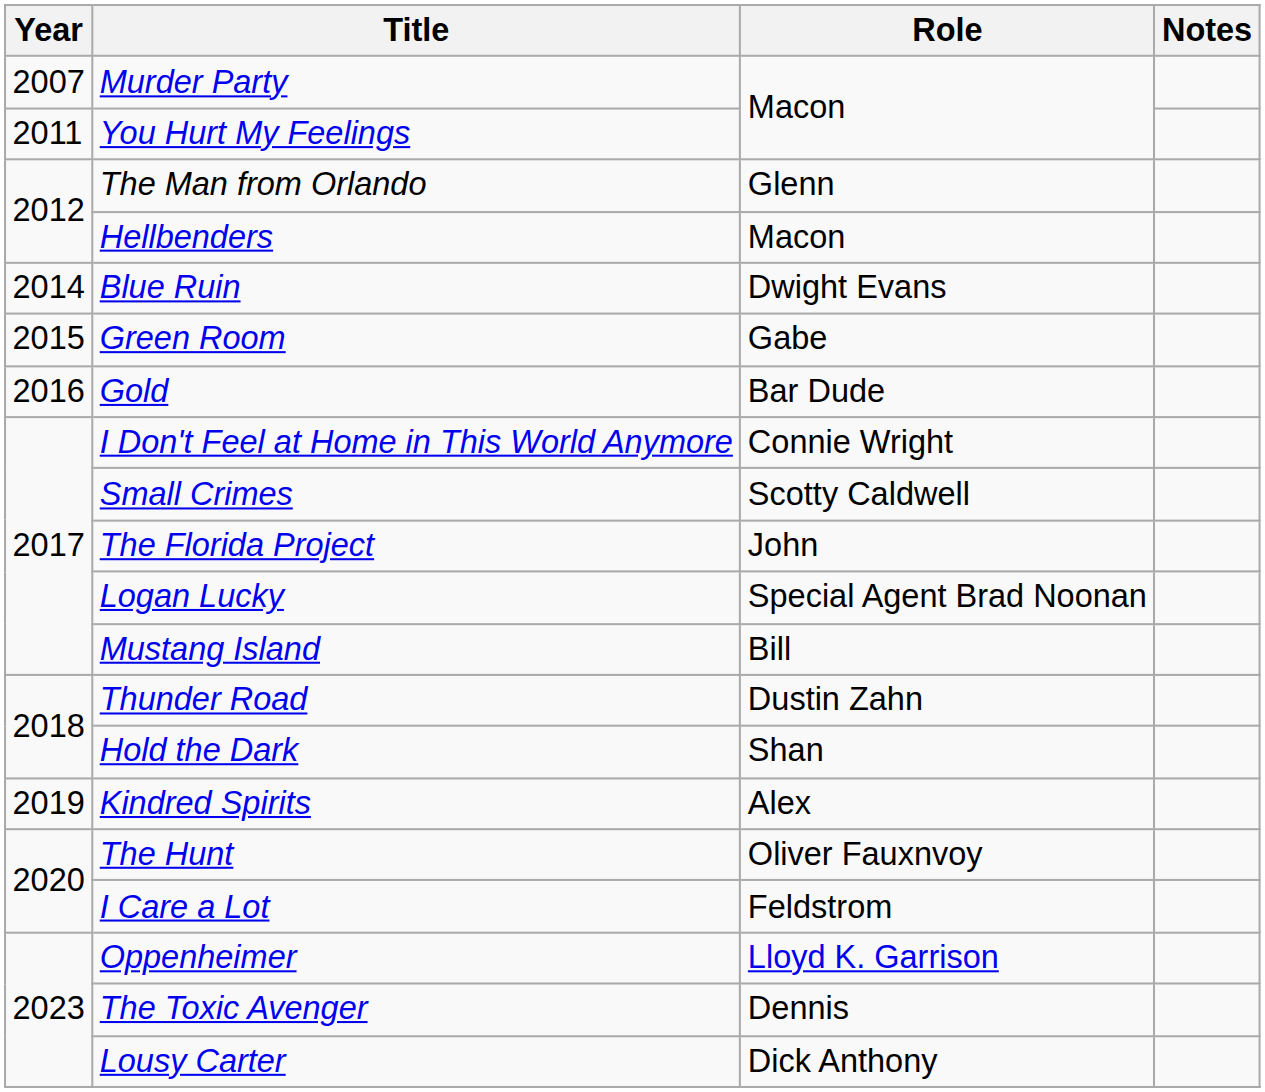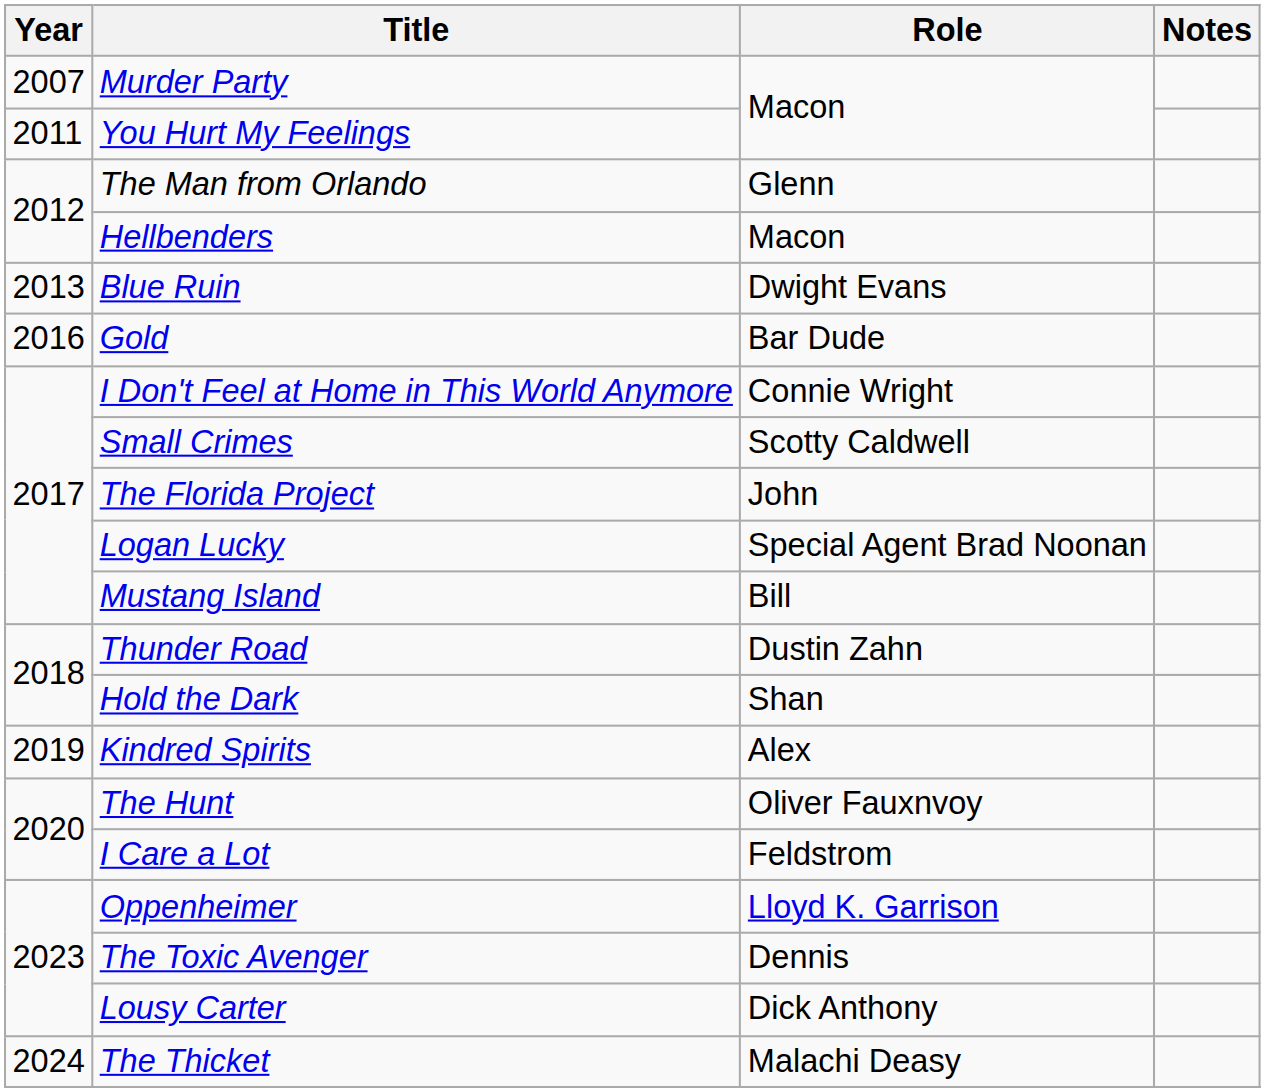(49, 287) 2014 -> (49, 287) 2013
- row: (193, 339)
+ row: (185, 1060)
